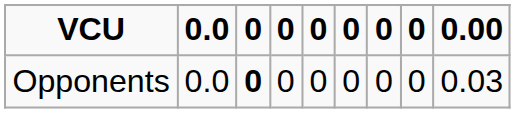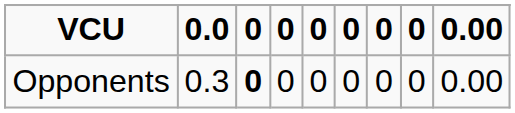(207, 81) 0.0 -> (207, 81) 0.3
(472, 81) 0.03 -> (472, 81) 0.00
